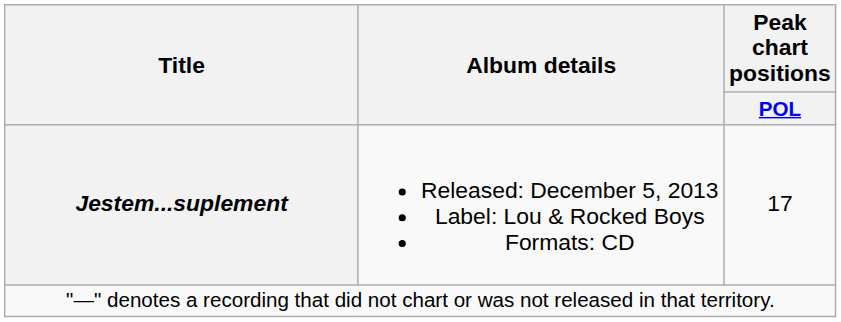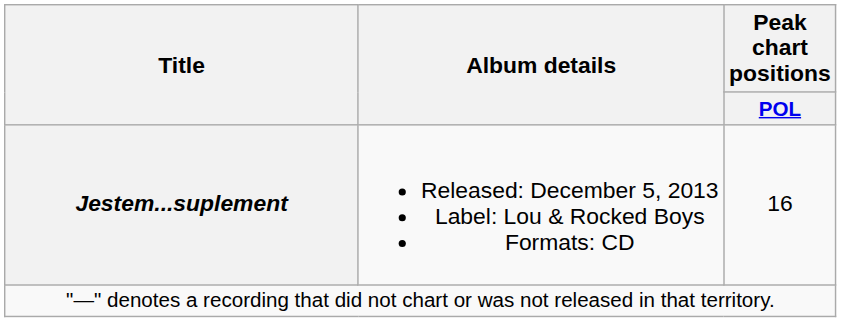(780, 204) 17 -> (780, 204) 16
